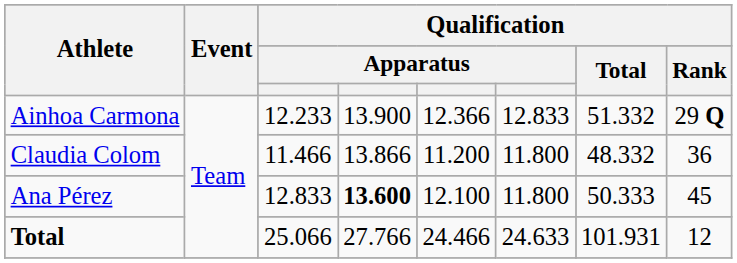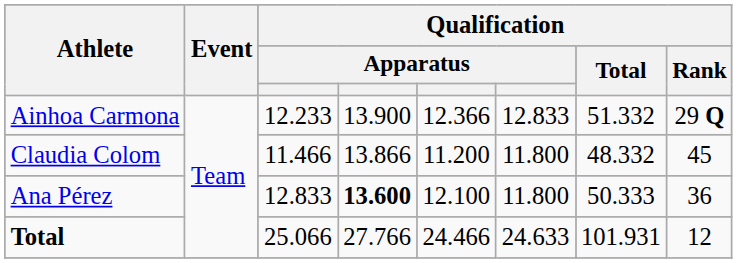(700, 155) 36 -> (700, 155) 45
(700, 196) 45 -> (700, 196) 36
